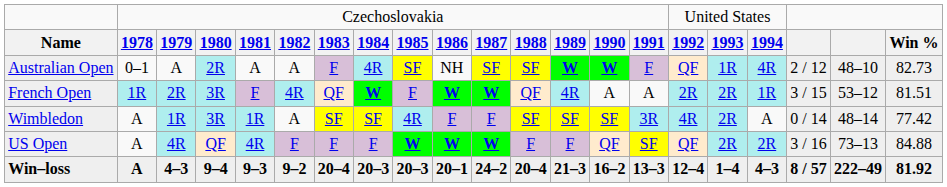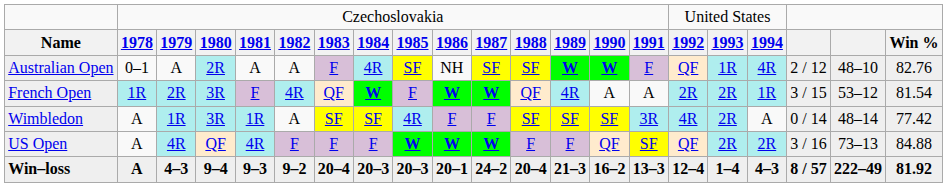(914, 67) 82.73 -> (914, 67) 82.76
(914, 93) 81.51 -> (914, 93) 81.54
